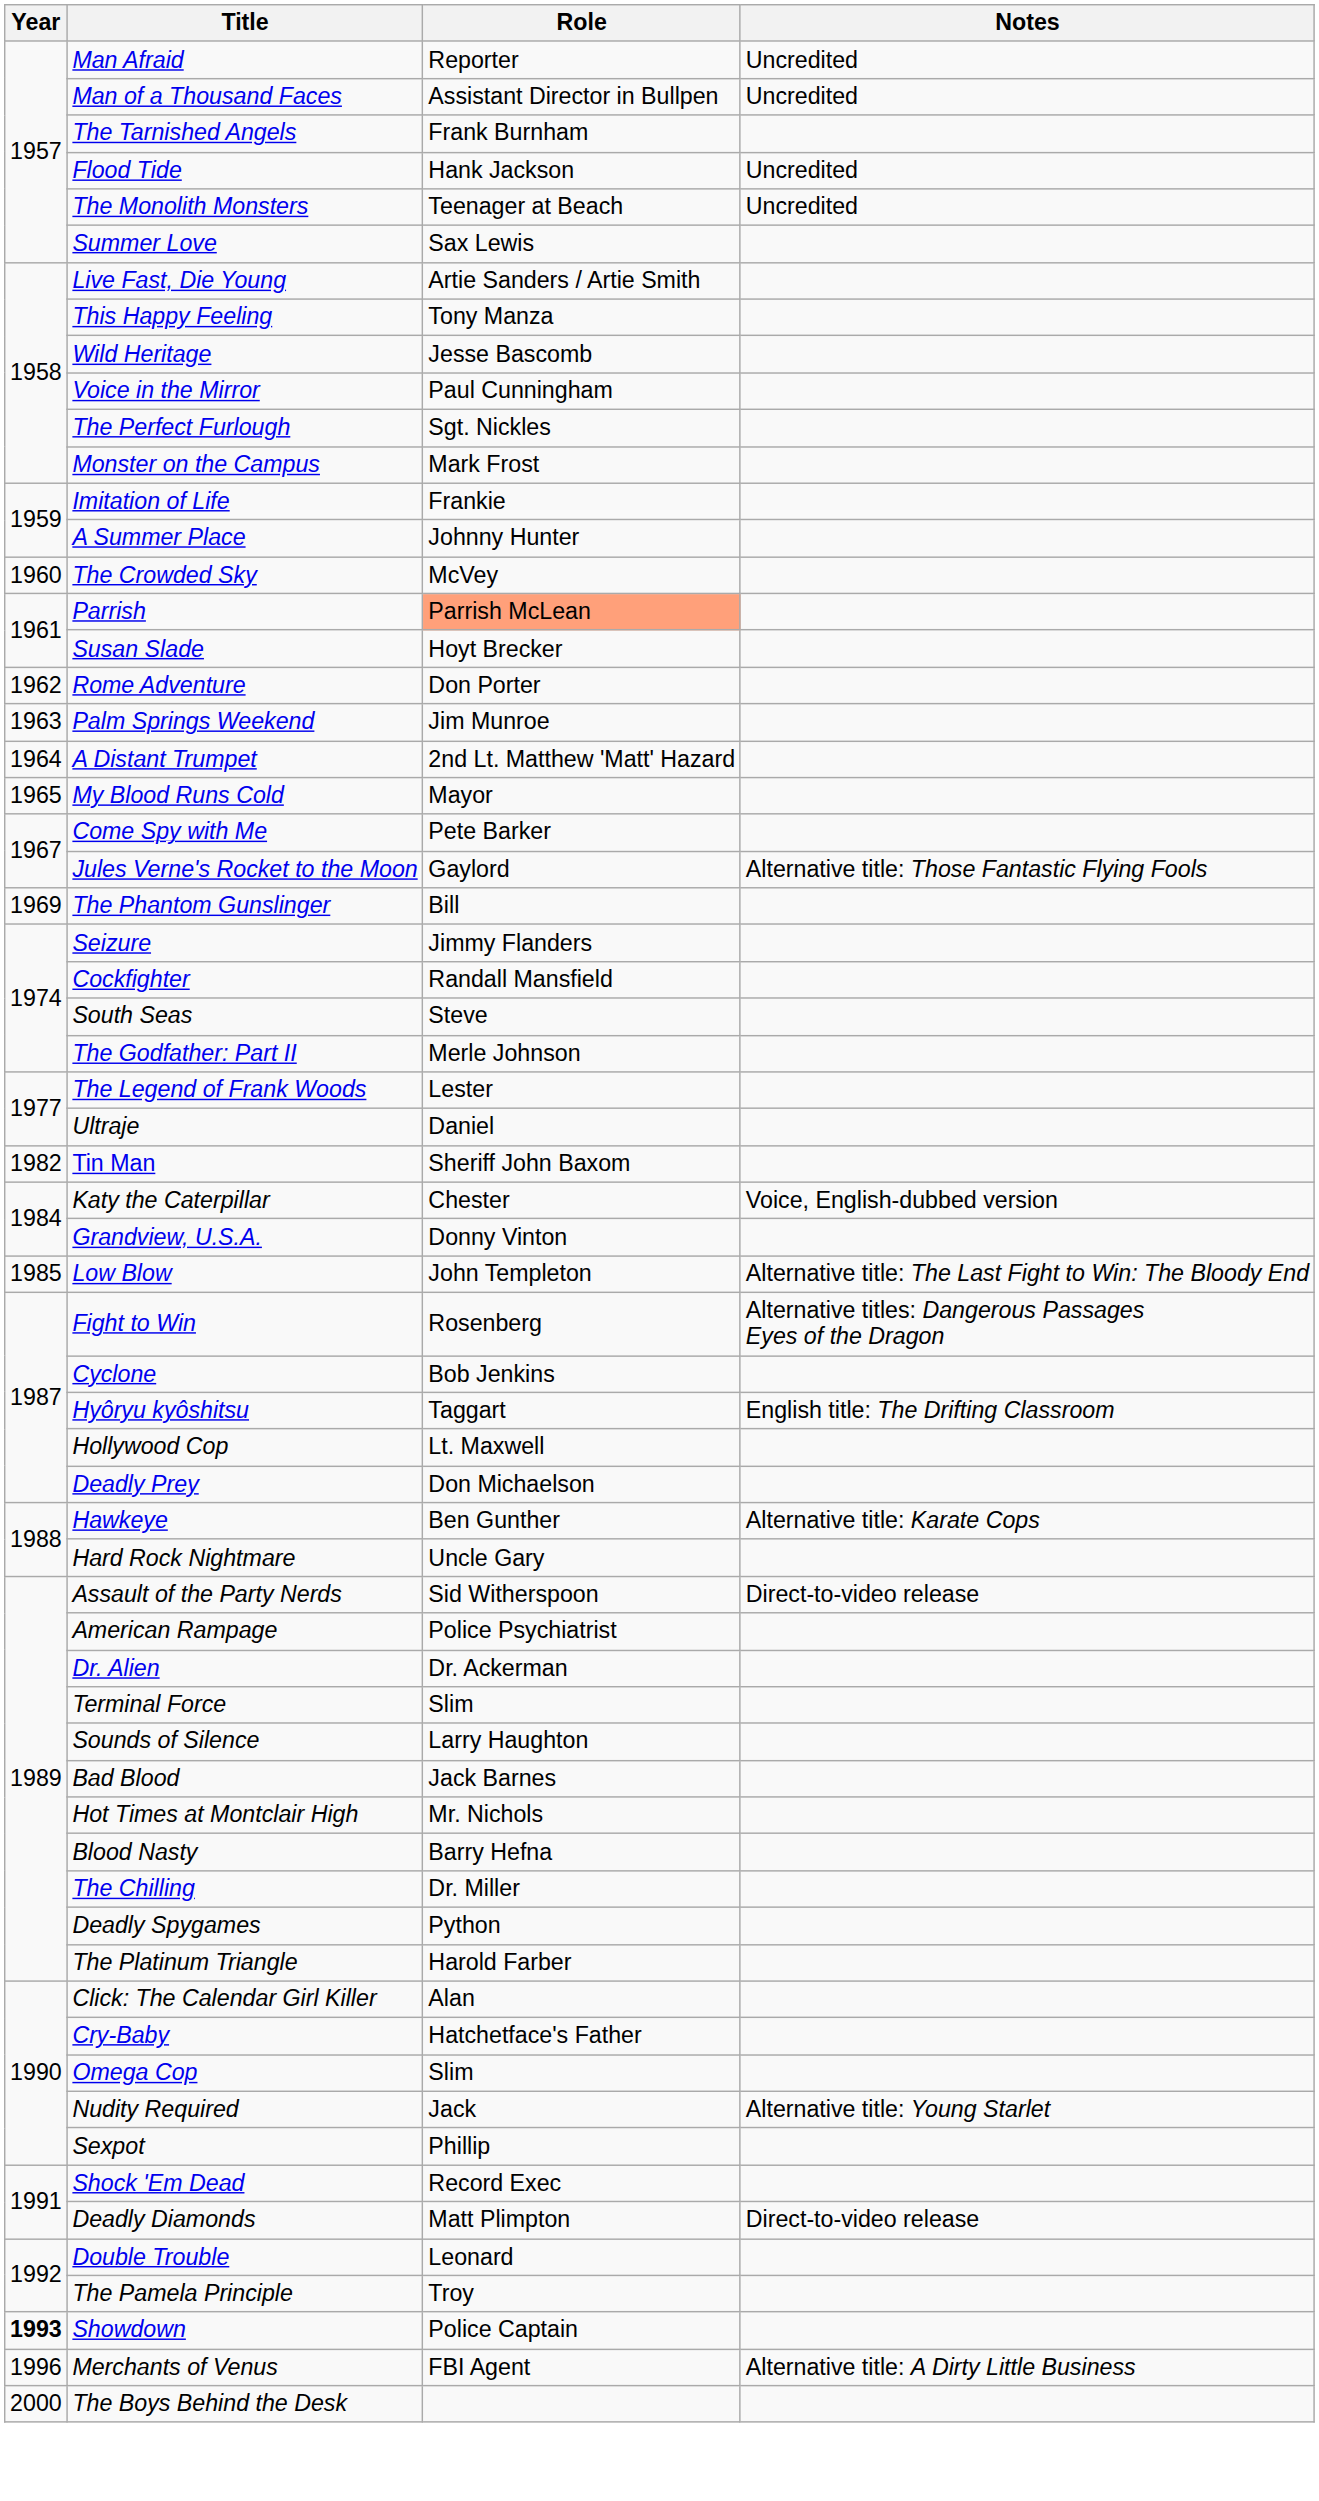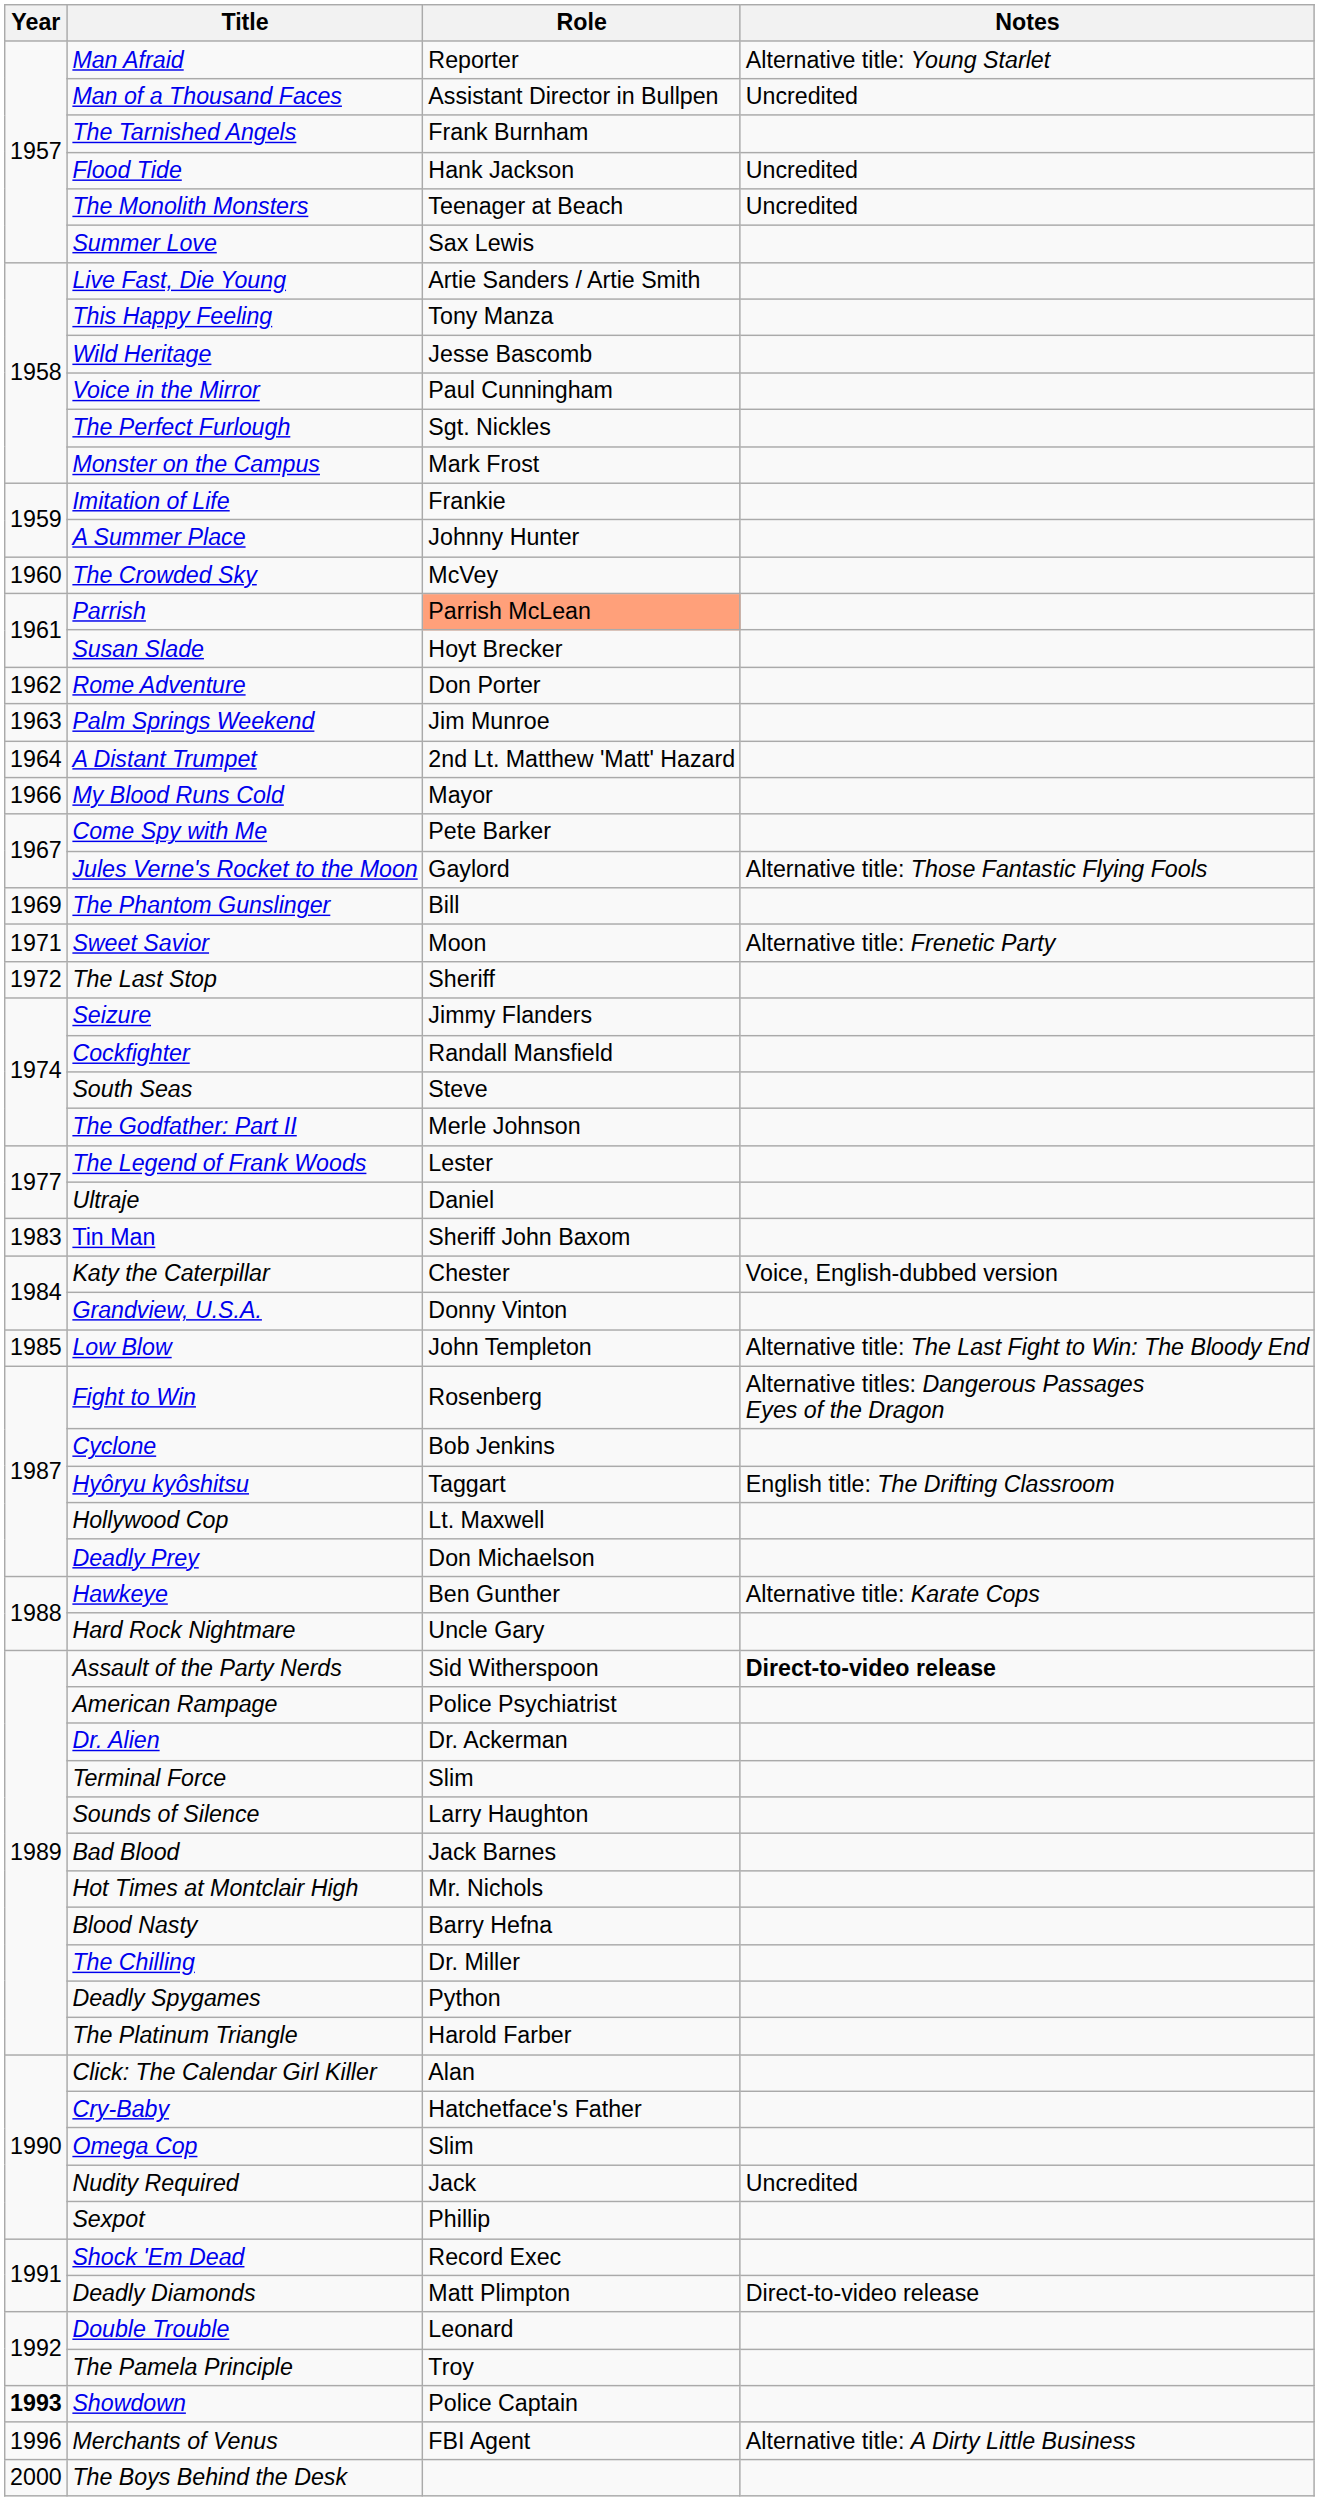(802, 59) Uncredited -> (898, 59) Alternative title: Young Starlet
(36, 795) 1965 -> (36, 795) 1966
+ row: (141, 942)
+ row: (145, 979)
(36, 1163) 1982 -> (36, 1237) 1983
(863, 1594) normal -> (871, 1667) bold
(898, 2109) Alternative title: Young Starlet -> (802, 2183) Uncredited
